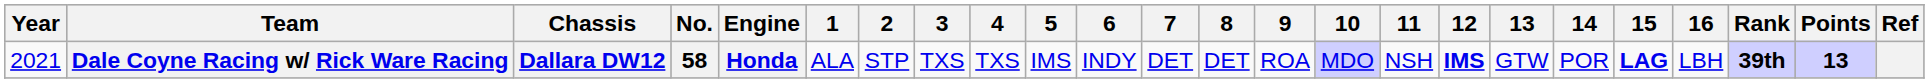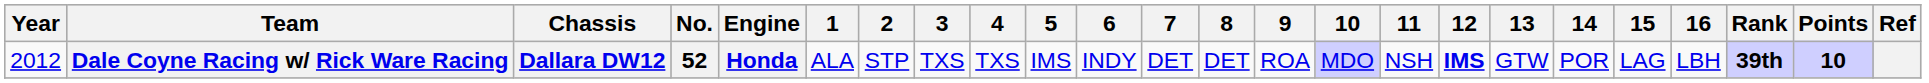(36, 59) 2021 -> (36, 59) 2012
(695, 59) 58 -> (695, 59) 52
(1644, 59) bold -> (1643, 59) normal
(1836, 59) 13 -> (1833, 59) 10
